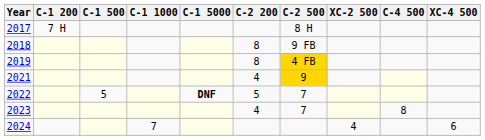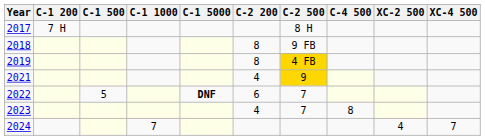columns swapped: (404, 13) <-> (354, 13)
(257, 94) 5 -> (257, 94) 6
(453, 127) 6 -> (453, 127) 7
